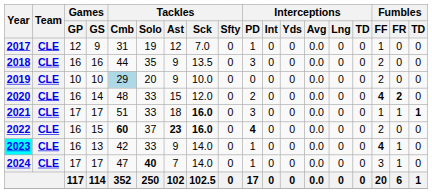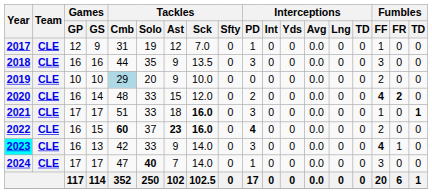(381, 63) 2 -> (381, 63) 3
(399, 113) 1 -> (399, 113) 0
(253, 146) 1 -> (253, 146) 3
(399, 163) 1 -> (399, 163) 0
